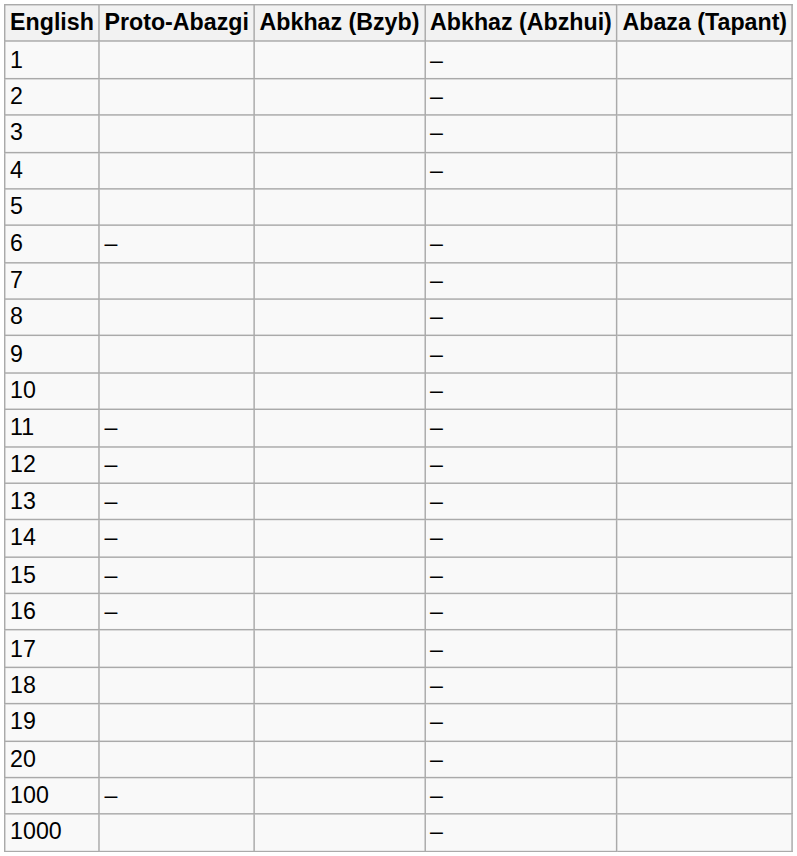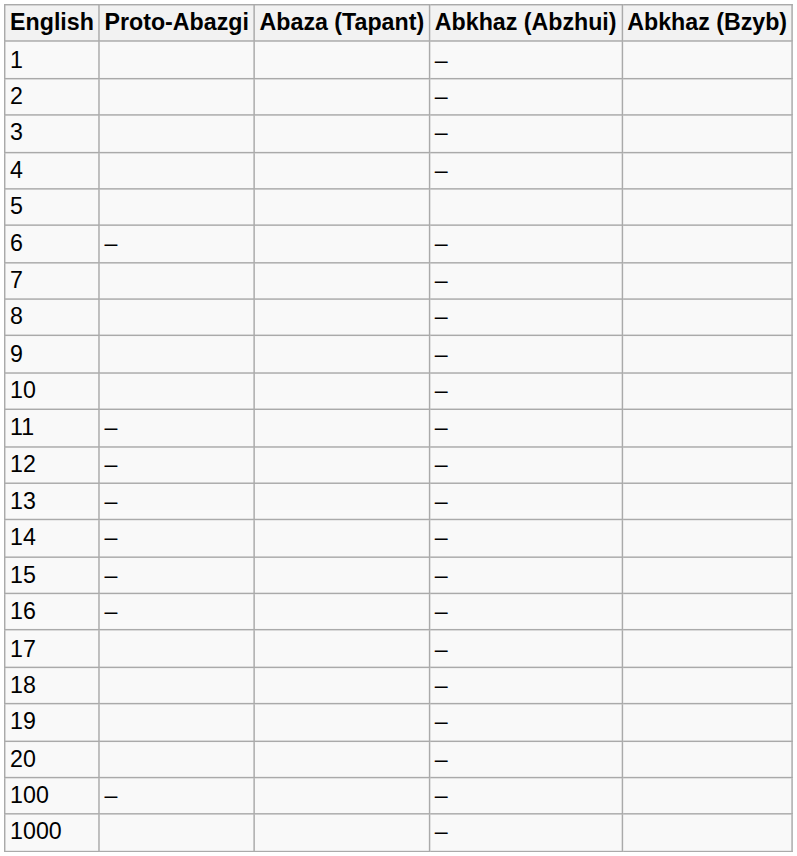columns swapped: (340, 22) <-> (705, 22)
